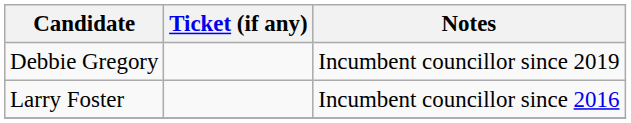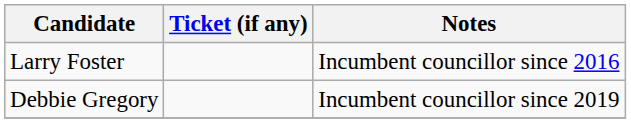rows swapped: (84, 61) <-> (67, 99)
